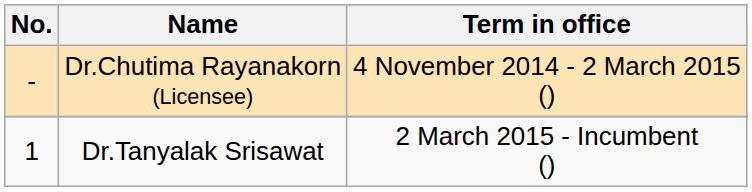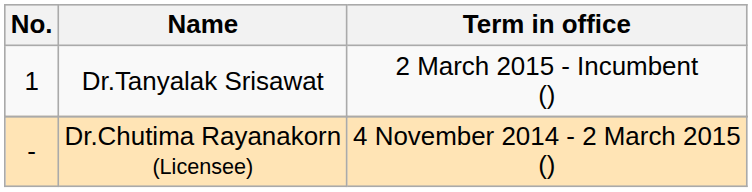rows swapped: (203, 80) <-> (203, 151)
